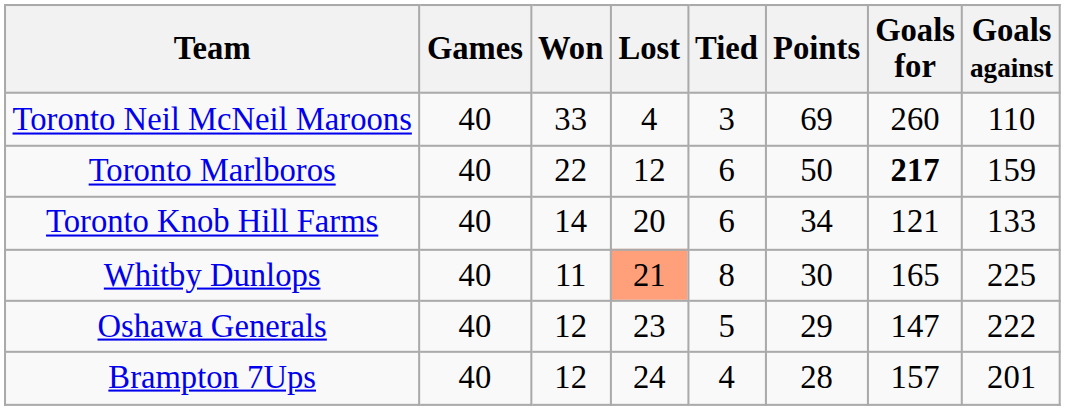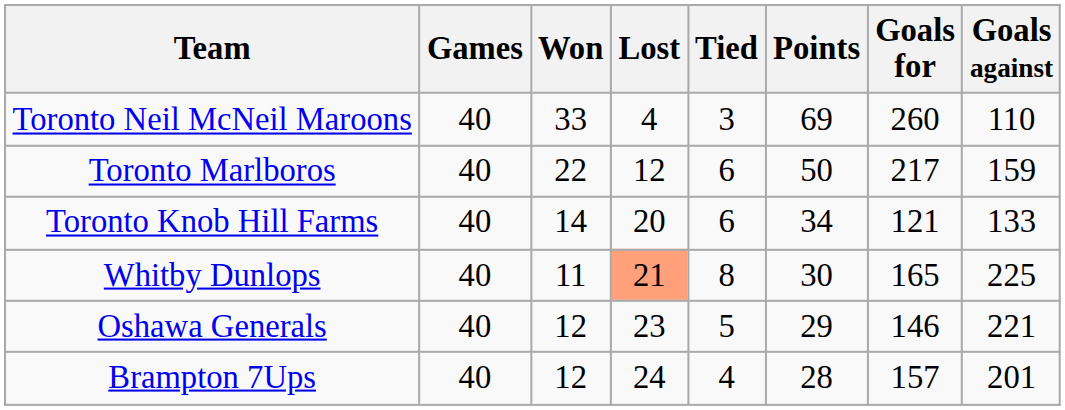(915, 170) bold -> (915, 170) normal
(915, 325) 147 -> (915, 325) 146
(1012, 325) 222 -> (1012, 325) 221
